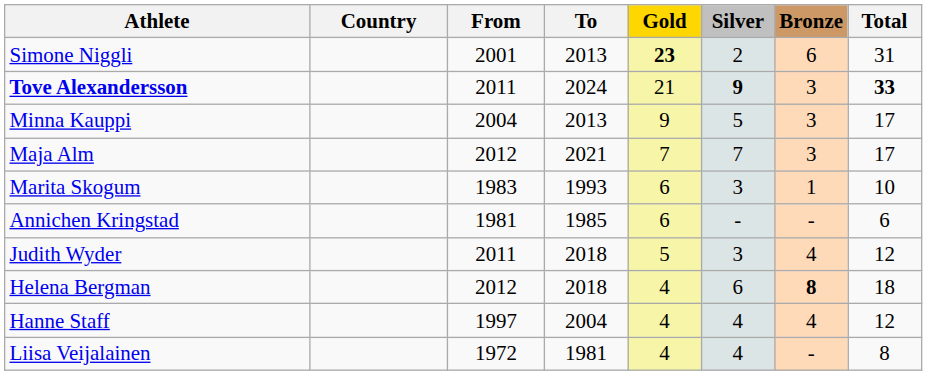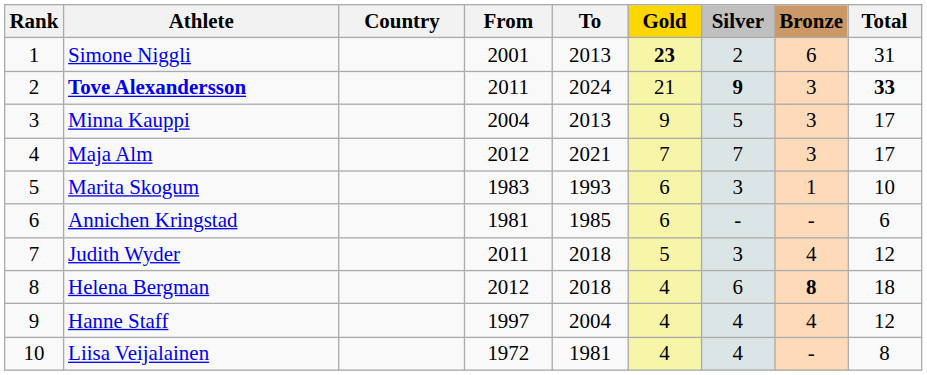+ column: (34, 21)
